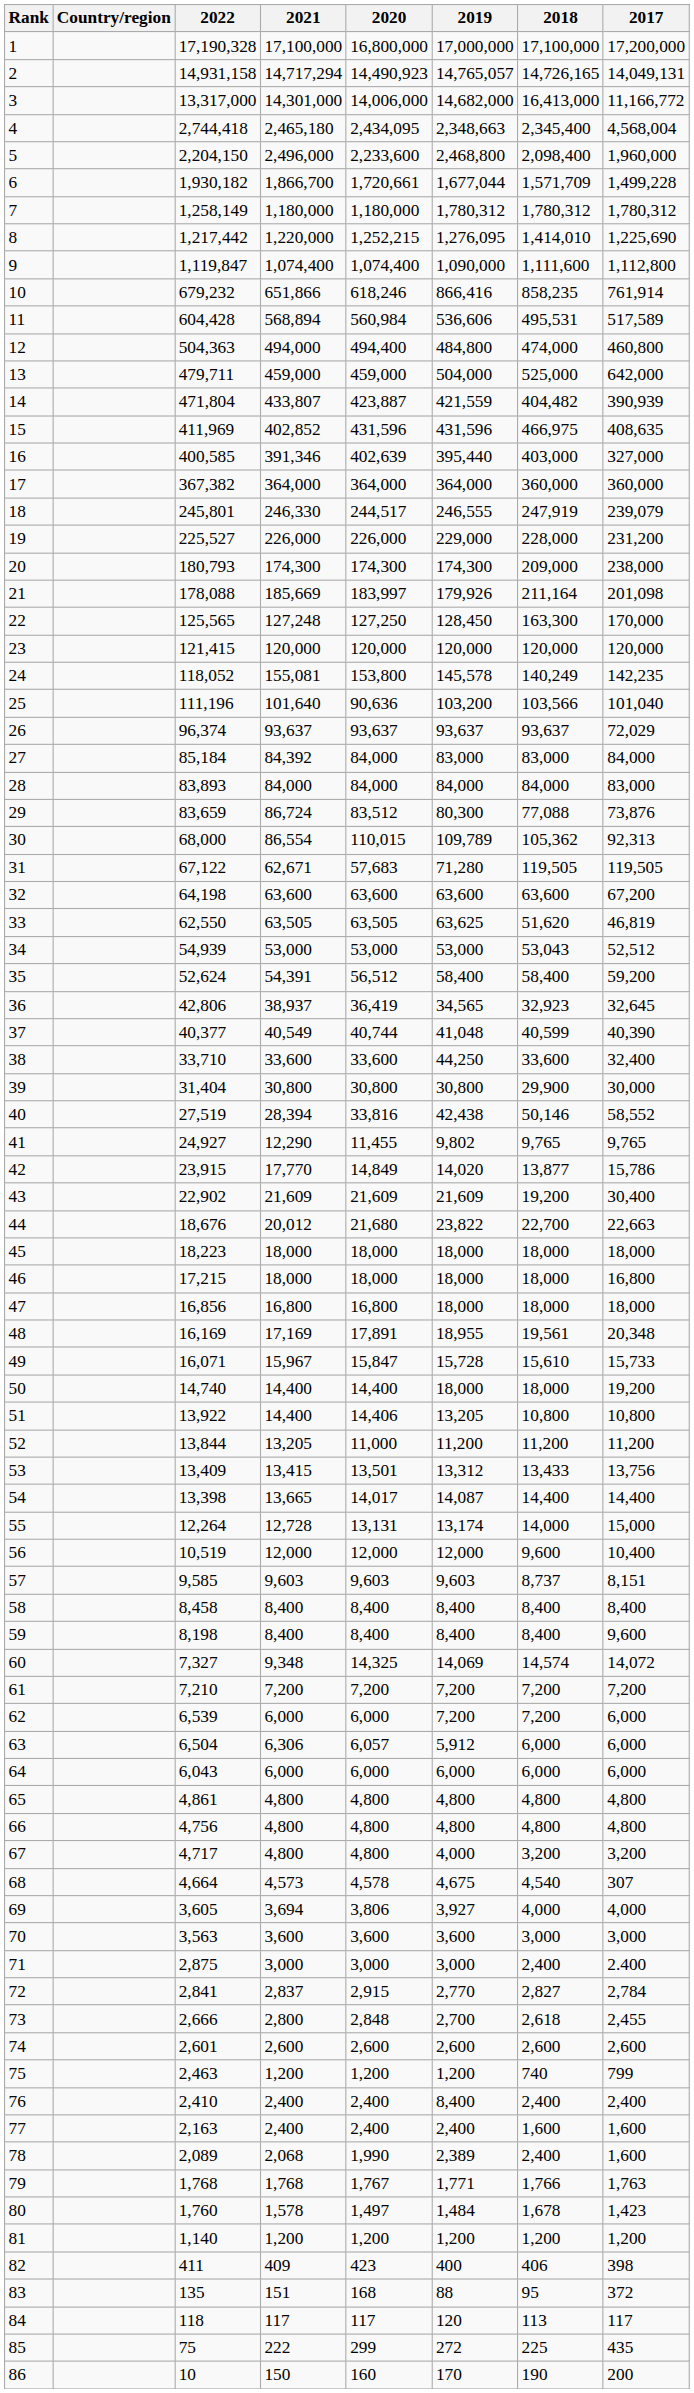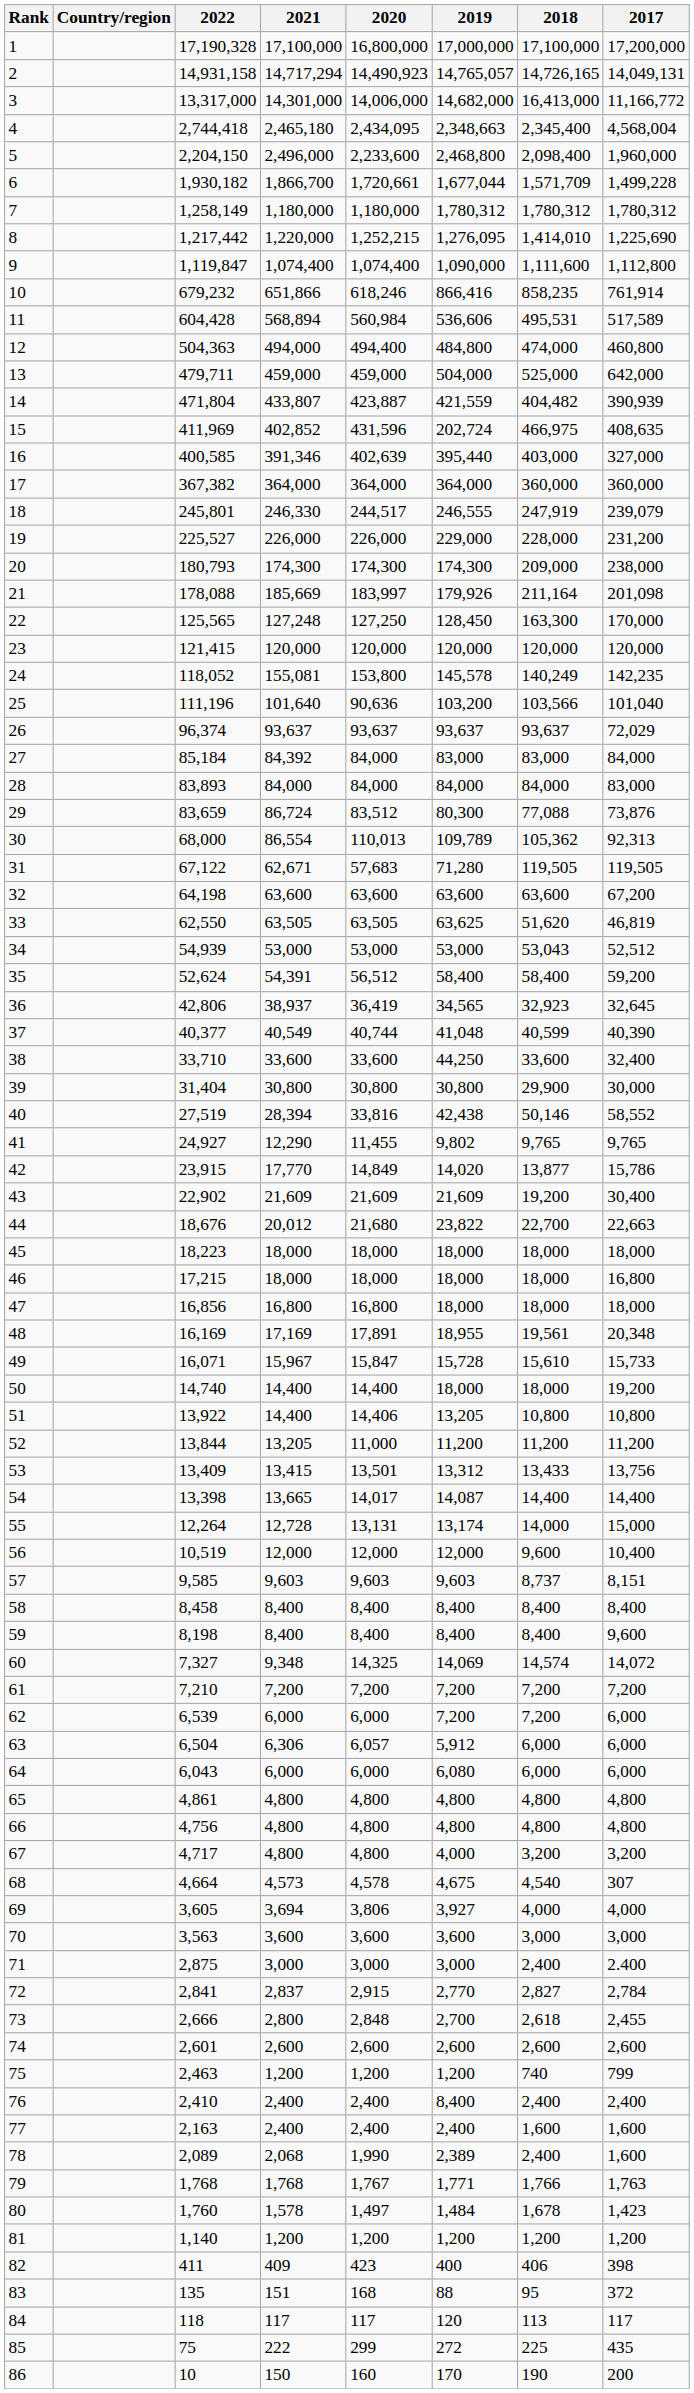(464, 429) 431,596 -> (464, 429) 202,724
(378, 840) 110,015 -> (378, 840) 110,013
(455, 1772) 6,000 -> (455, 1772) 6,080
